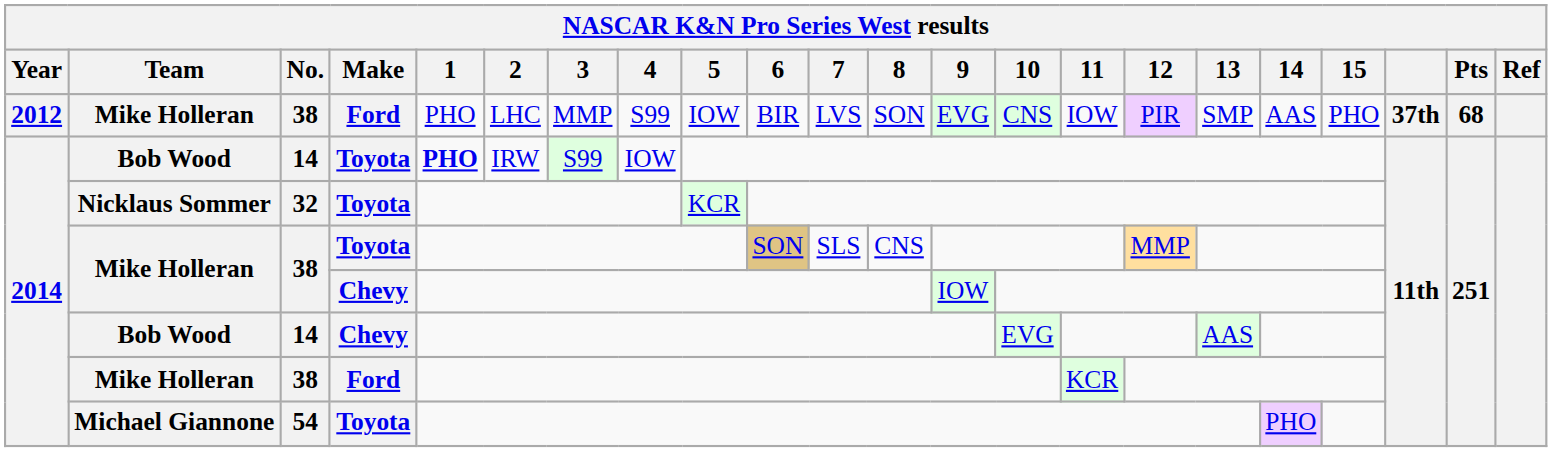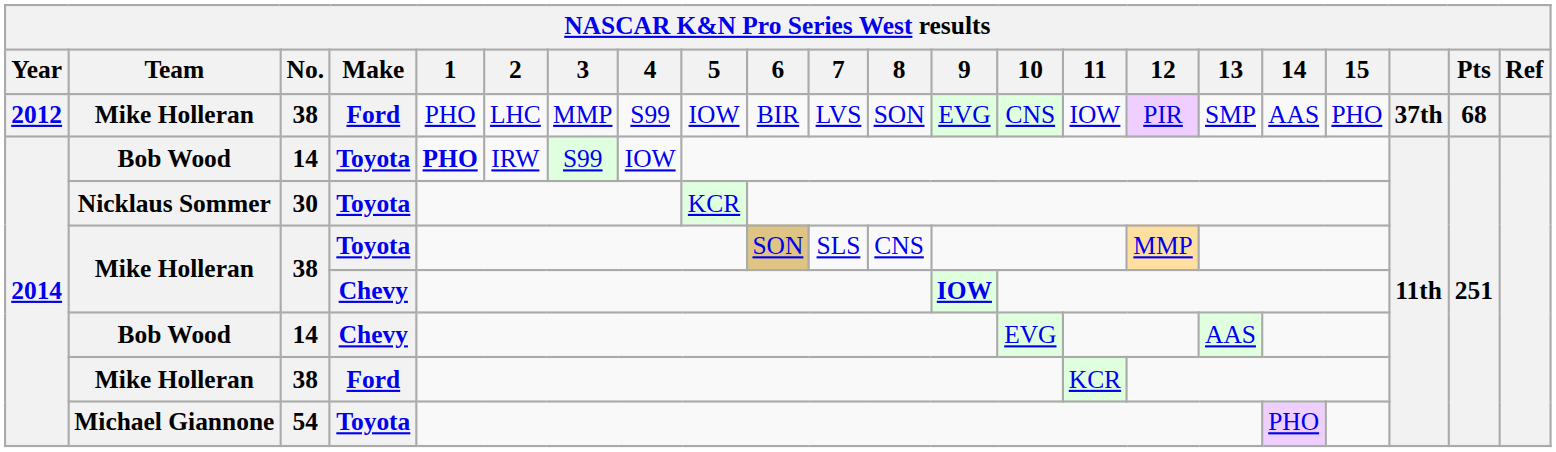(305, 202) 32 -> (305, 202) 30
(963, 290) normal -> (964, 290) bold
